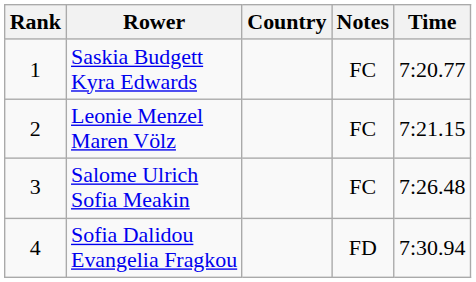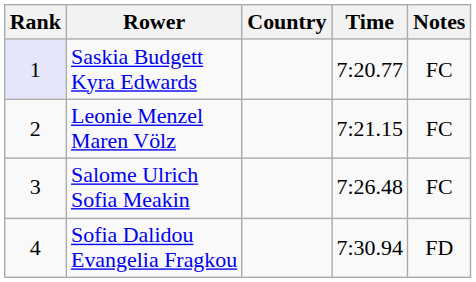columns swapped: (432, 21) <-> (363, 21)
(35, 68) no background -> (35, 68) lavender background
